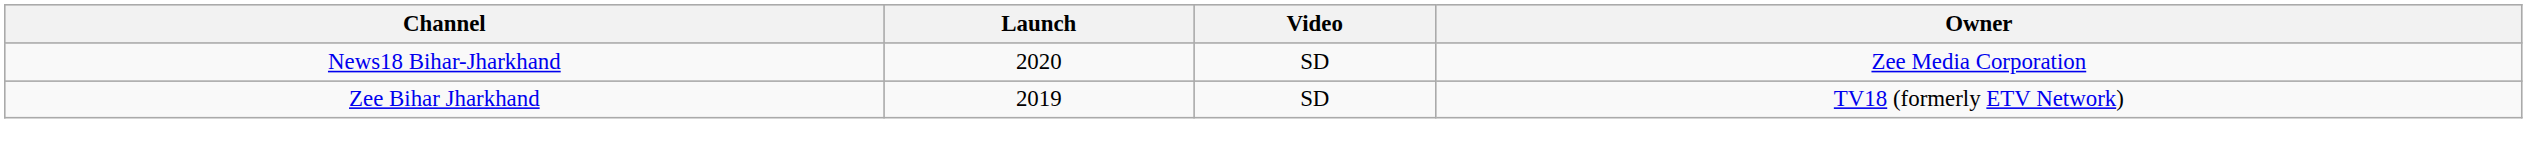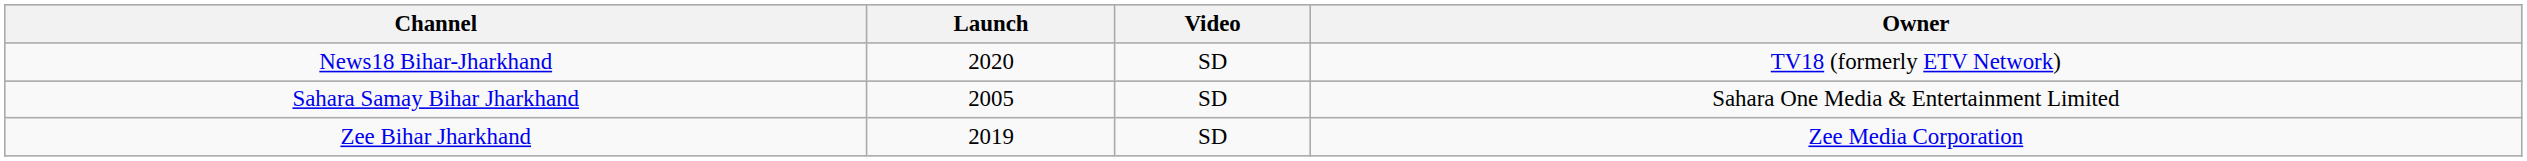(1979, 61) Zee Media Corporation -> (1916, 61) TV18 (formerly ETV Network)
+ row: (436, 99)
(1979, 99) TV18 (formerly ETV Network) -> (1916, 137) Zee Media Corporation
